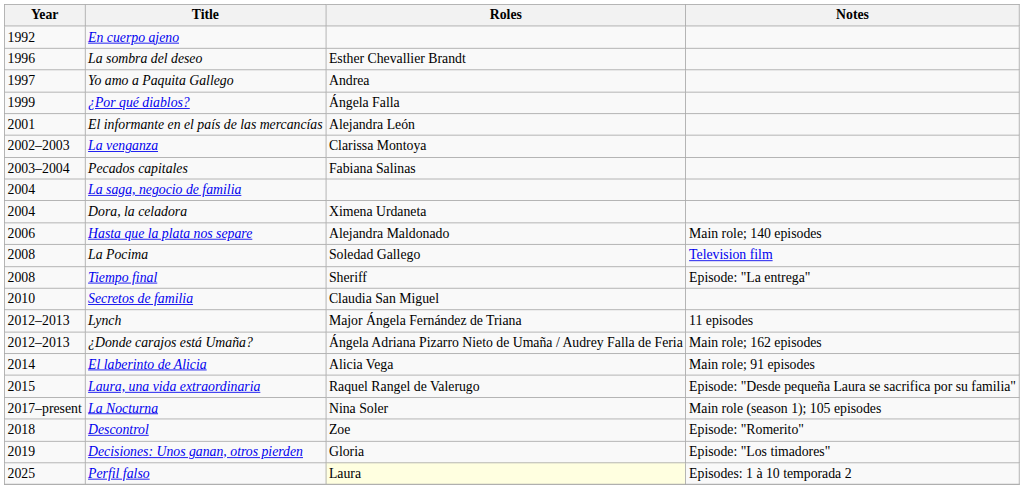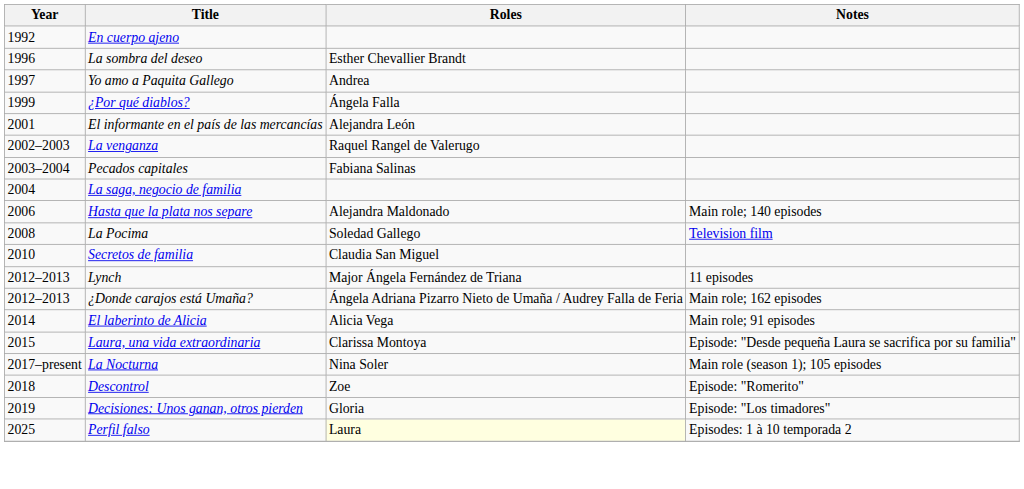(378, 146) Clarissa Montoya -> (404, 146) Raquel Rangel de Valerugo
- row: (138, 211)
- row: (123, 277)
(404, 386) Raquel Rangel de Valerugo -> (378, 342) Clarissa Montoya
